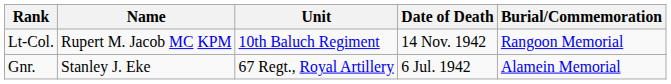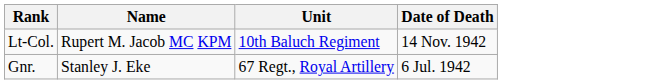- column: (581, 16)
